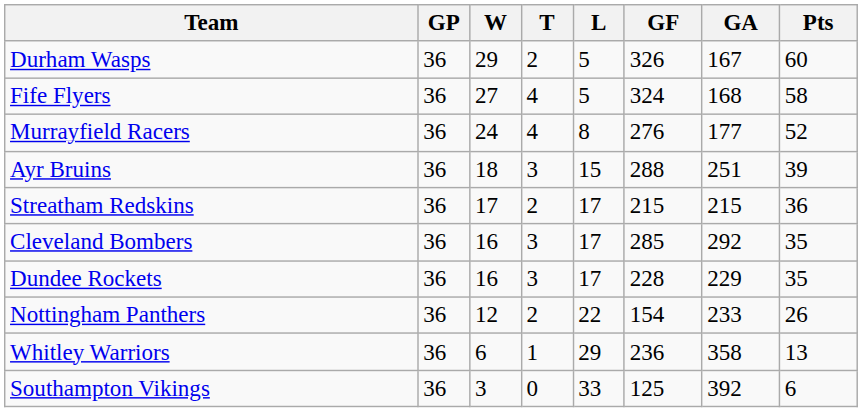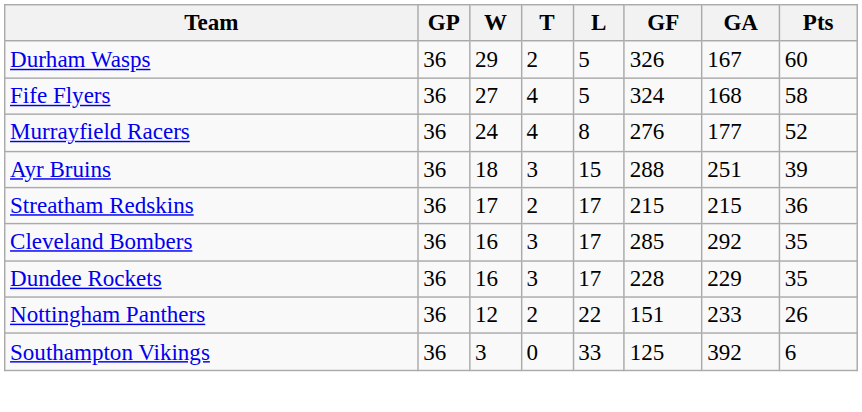(647, 315) 154 -> (647, 315) 151
- row: (90, 351)
